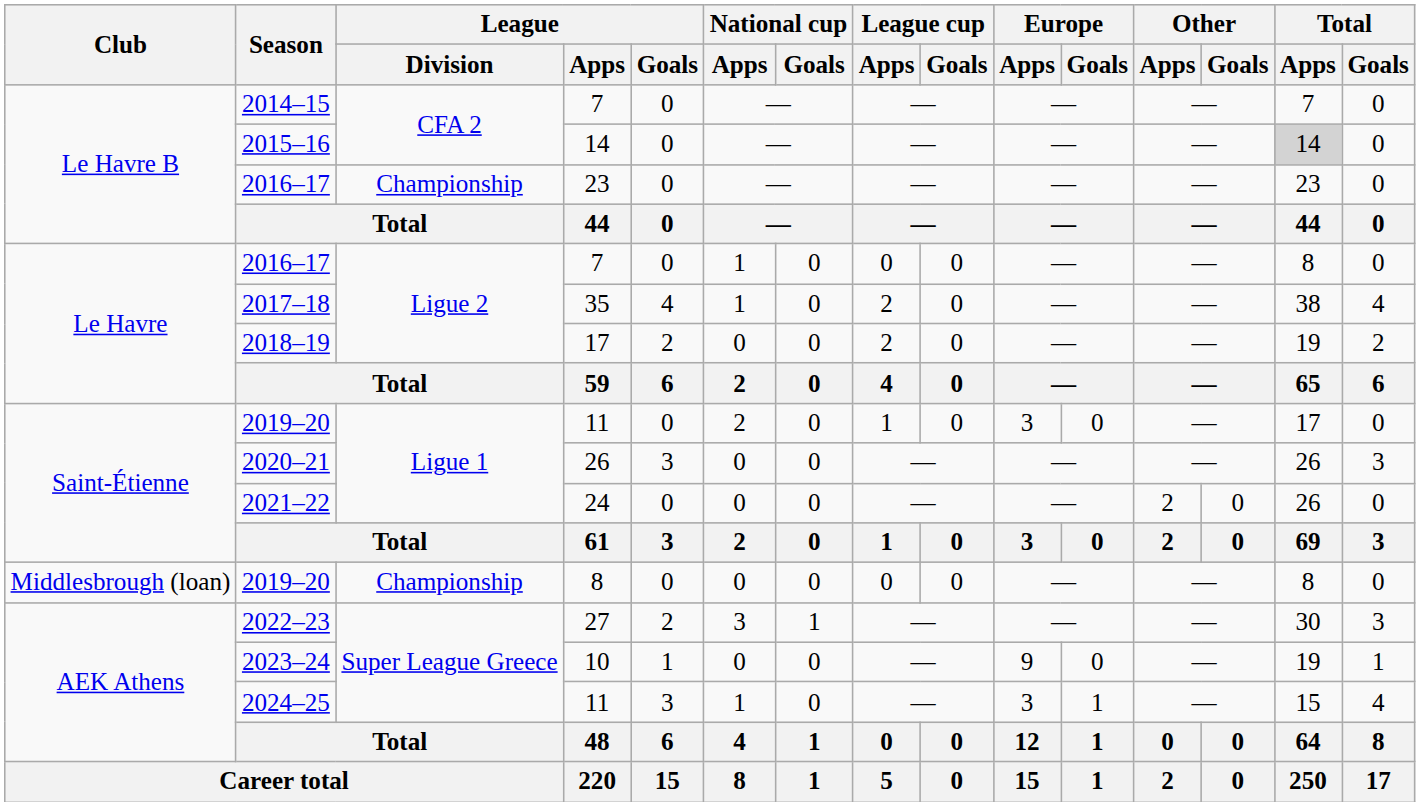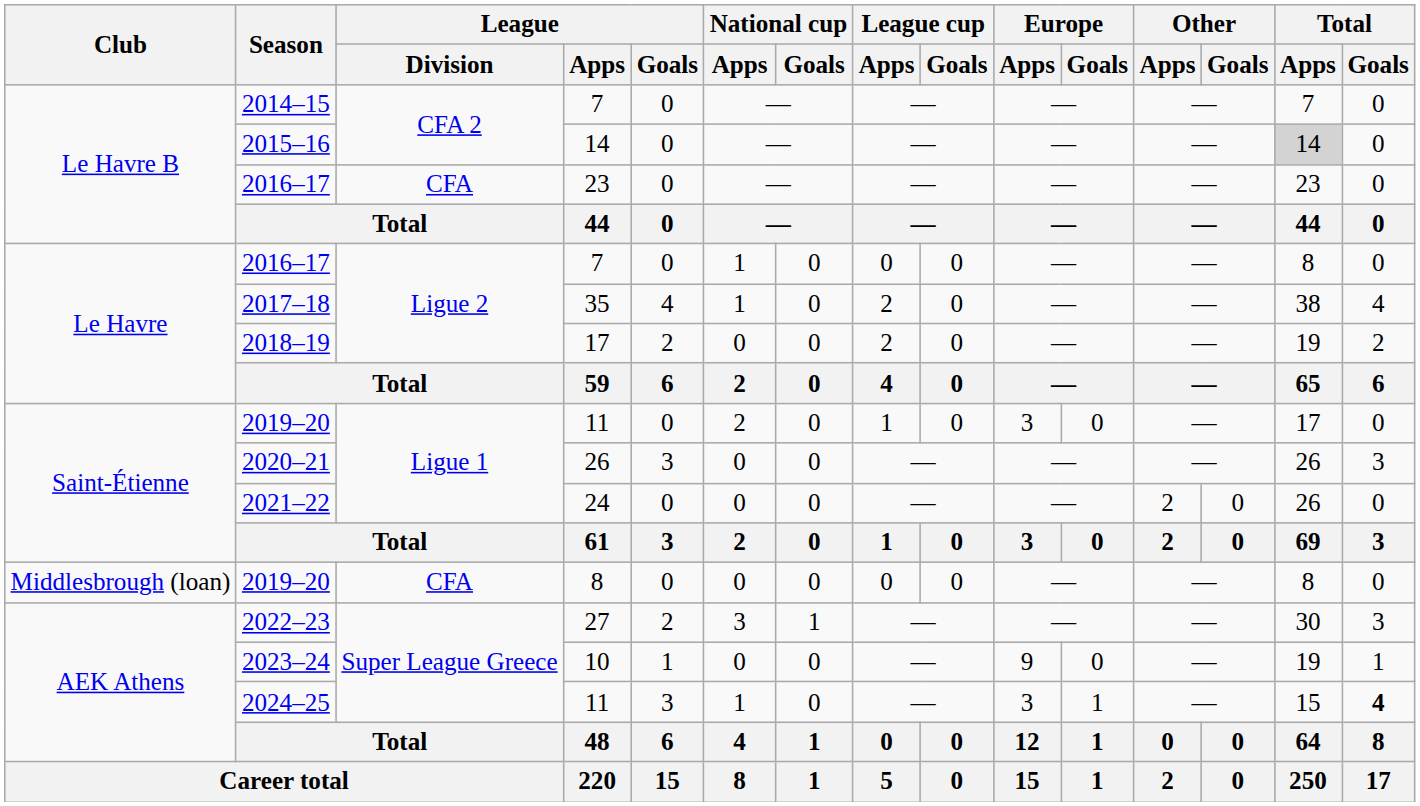(450, 183) Championship -> (450, 183) CFA
(450, 582) Championship -> (450, 582) CFA
(1378, 701) normal -> (1378, 701) bold
